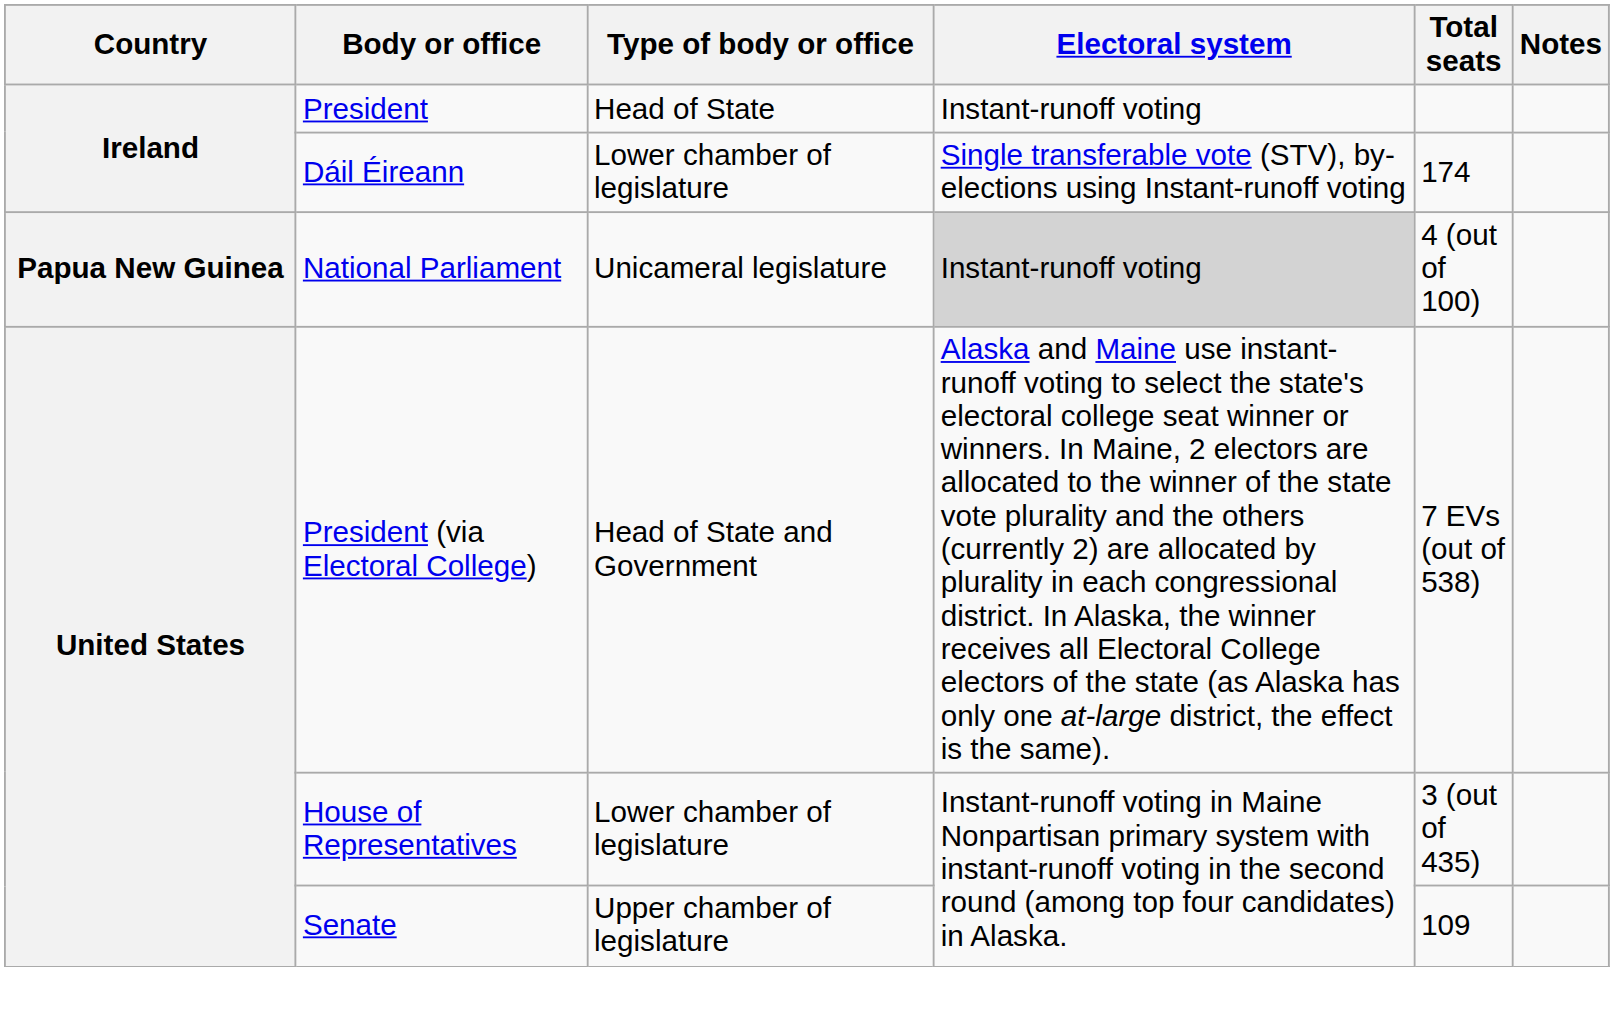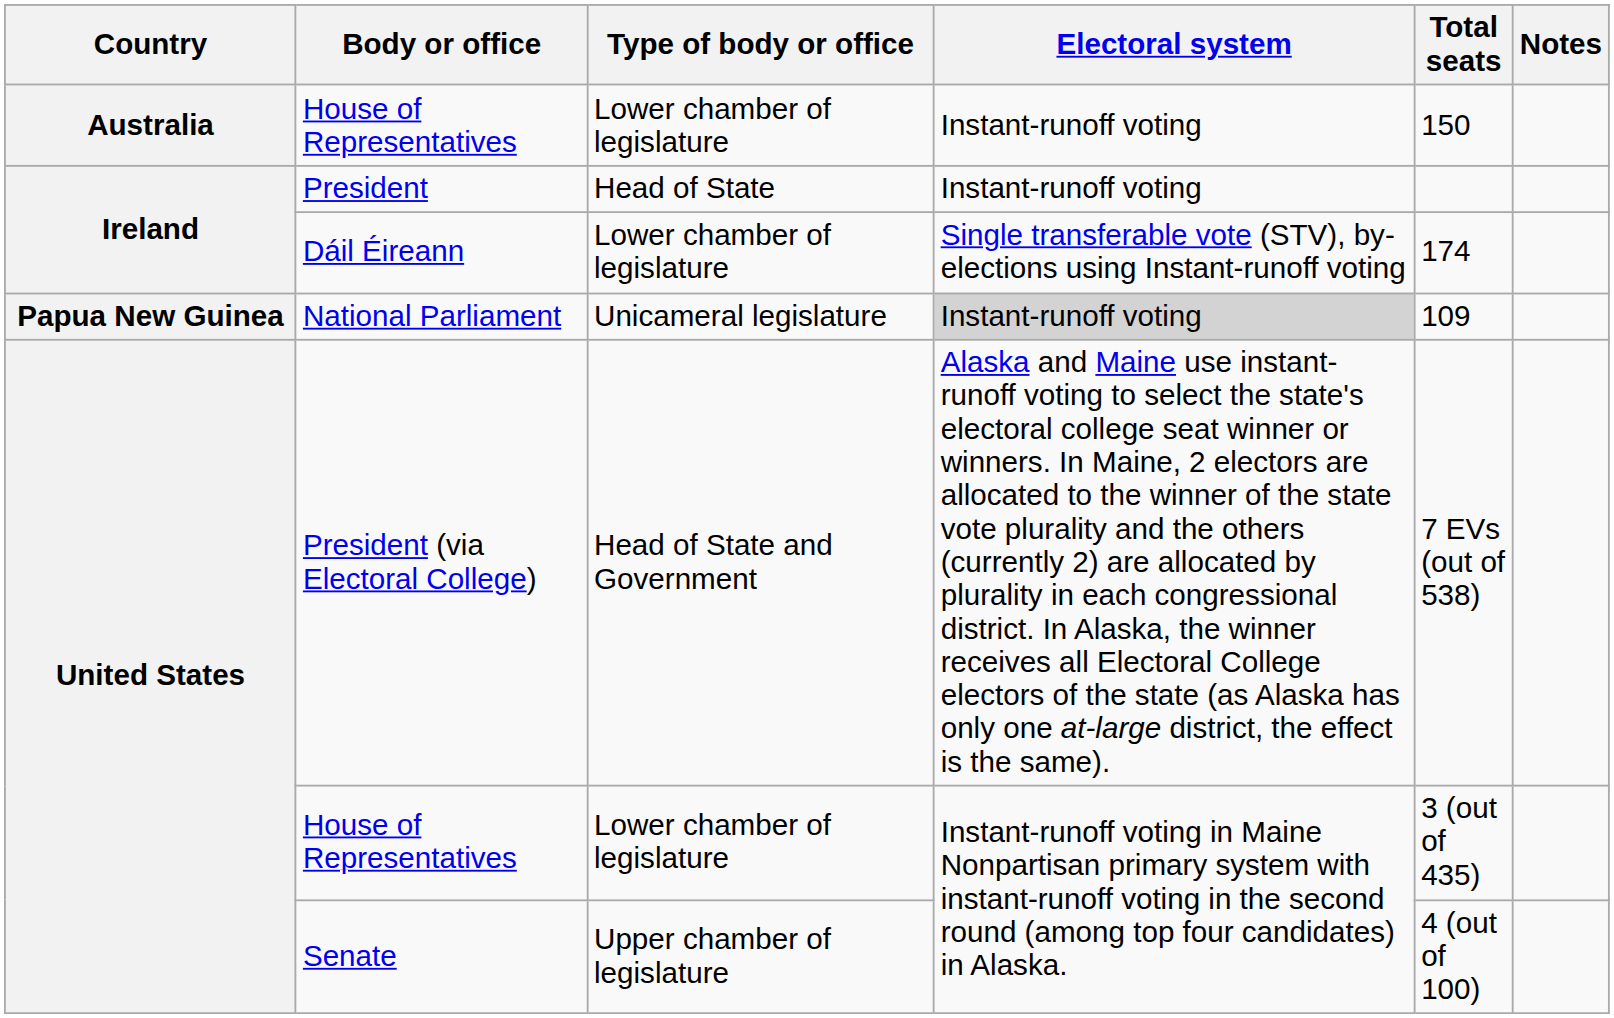+ row: (150, 124)
(1459, 268) 4 (out of 100) -> (1446, 315) 109
(1446, 925) 109 -> (1459, 955) 4 (out of 100)
